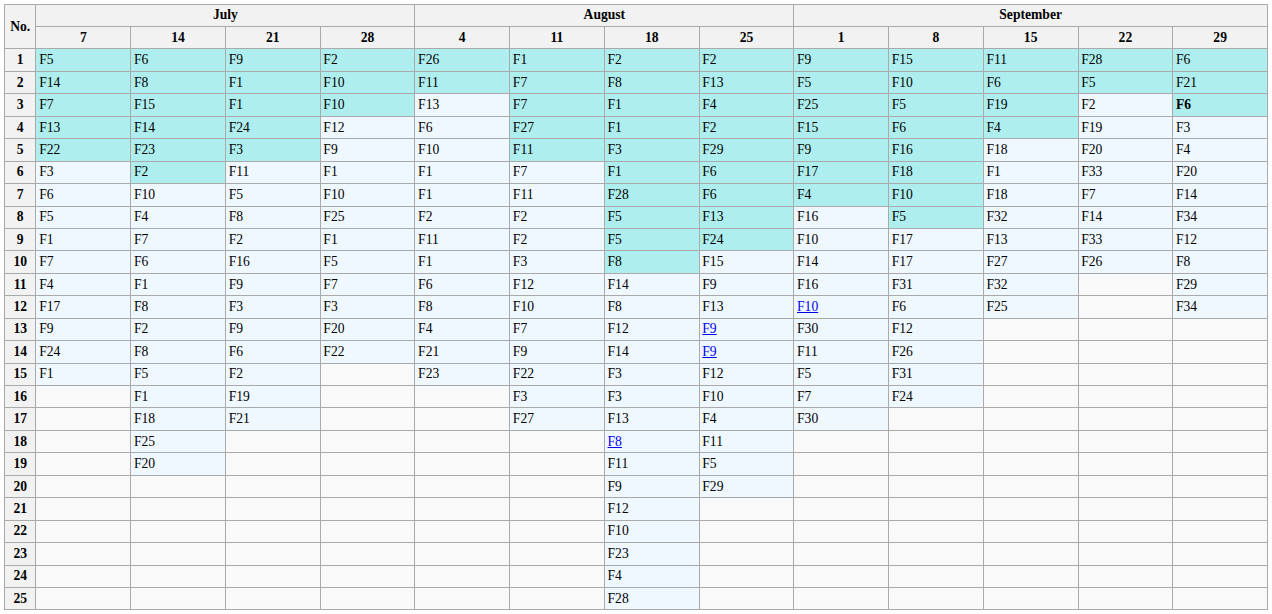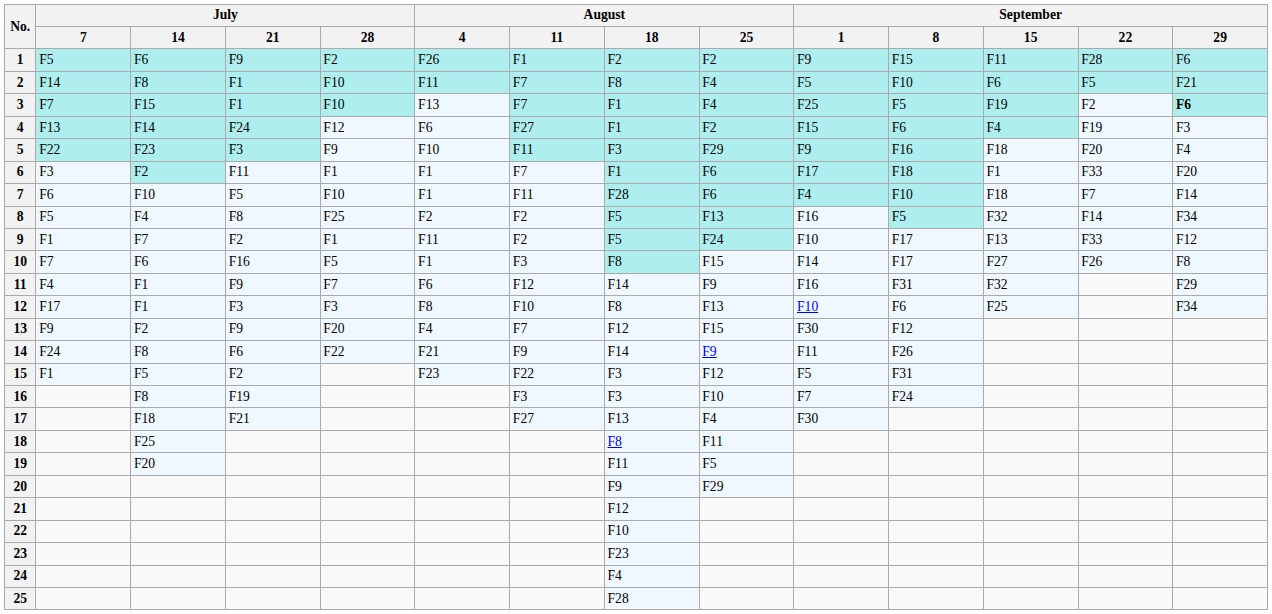(713, 82) F13 -> (709, 82) F4
(141, 306) F8 -> (141, 306) F1
(709, 329) F9 -> (713, 329) F15
(141, 396) F1 -> (141, 396) F8
